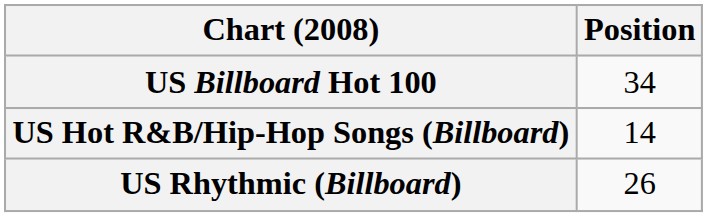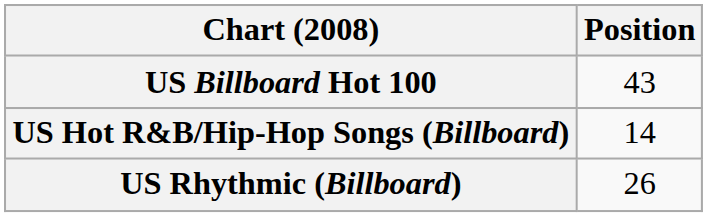(640, 81) 34 -> (640, 81) 43
